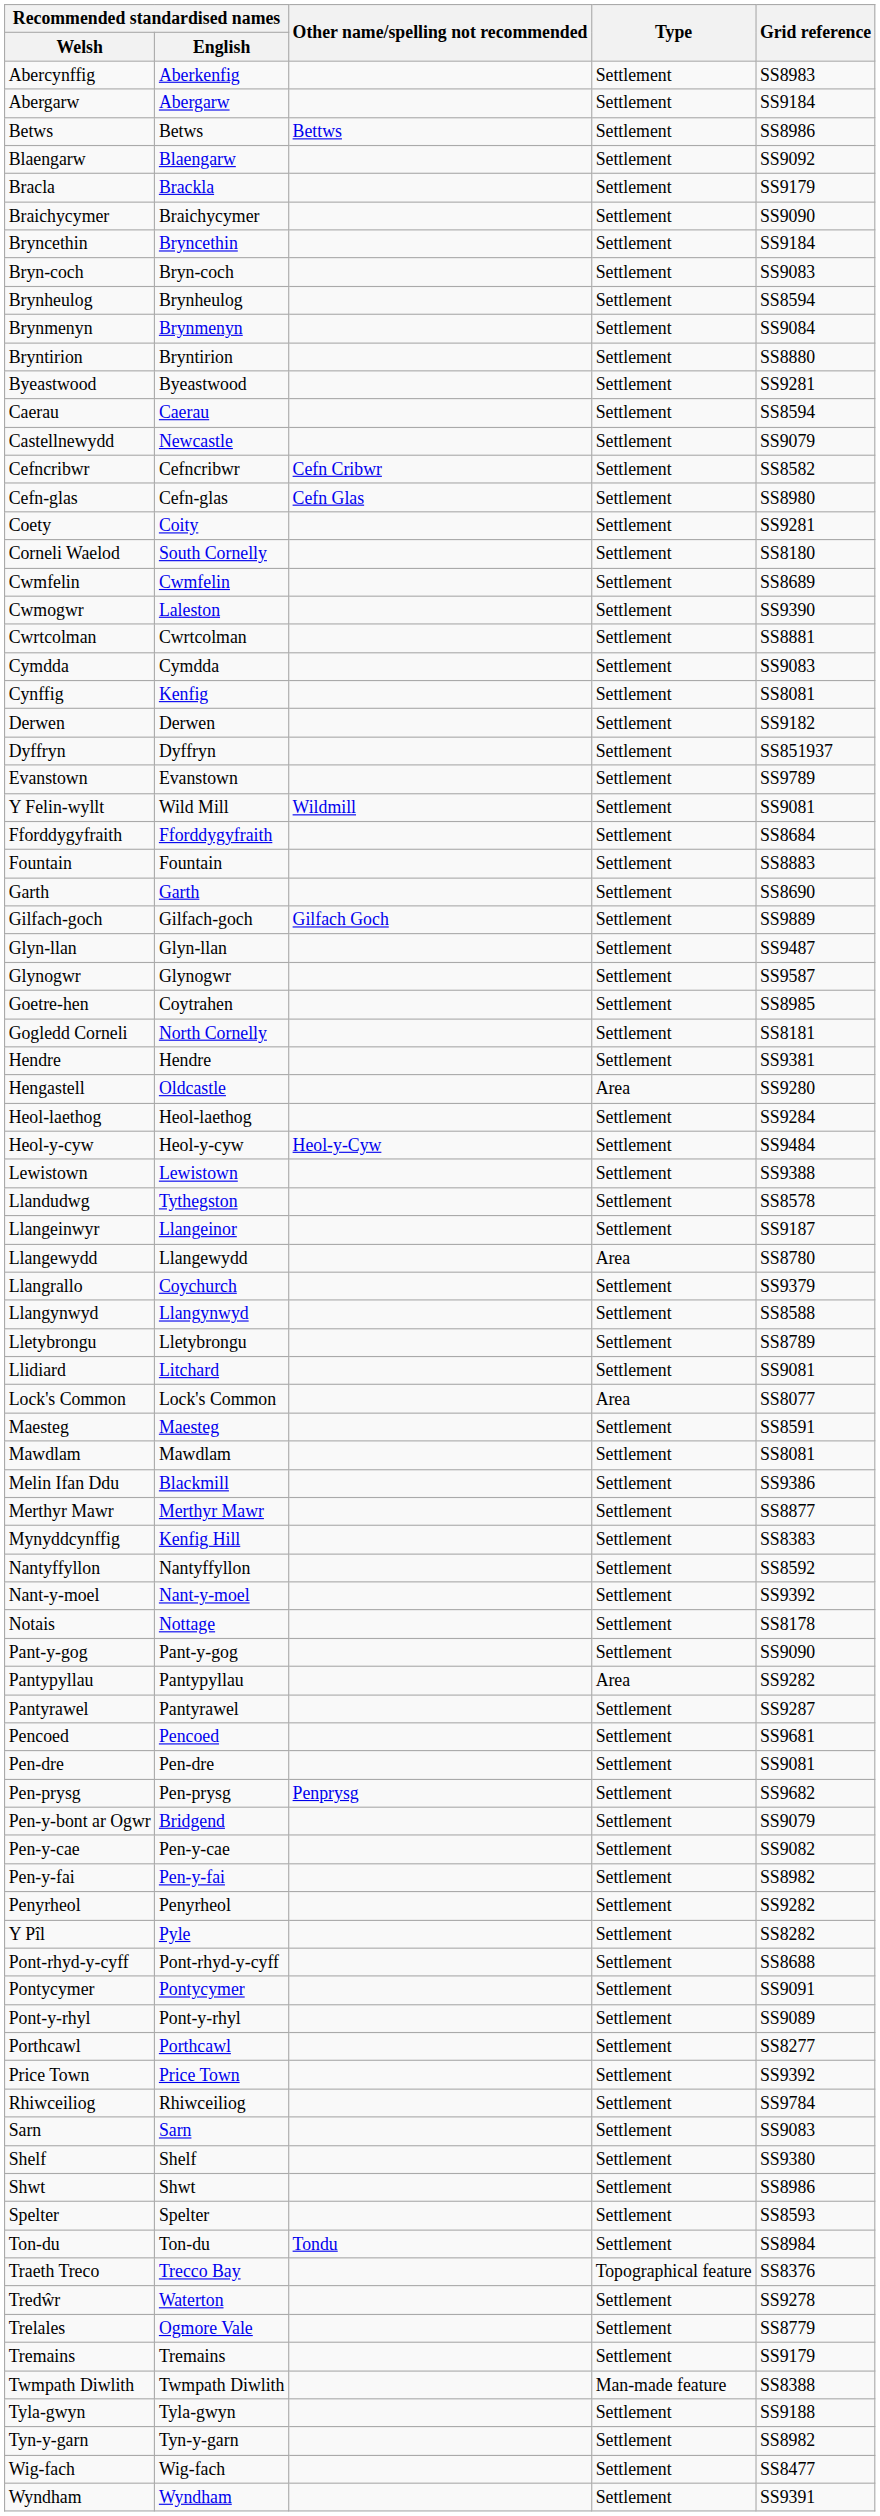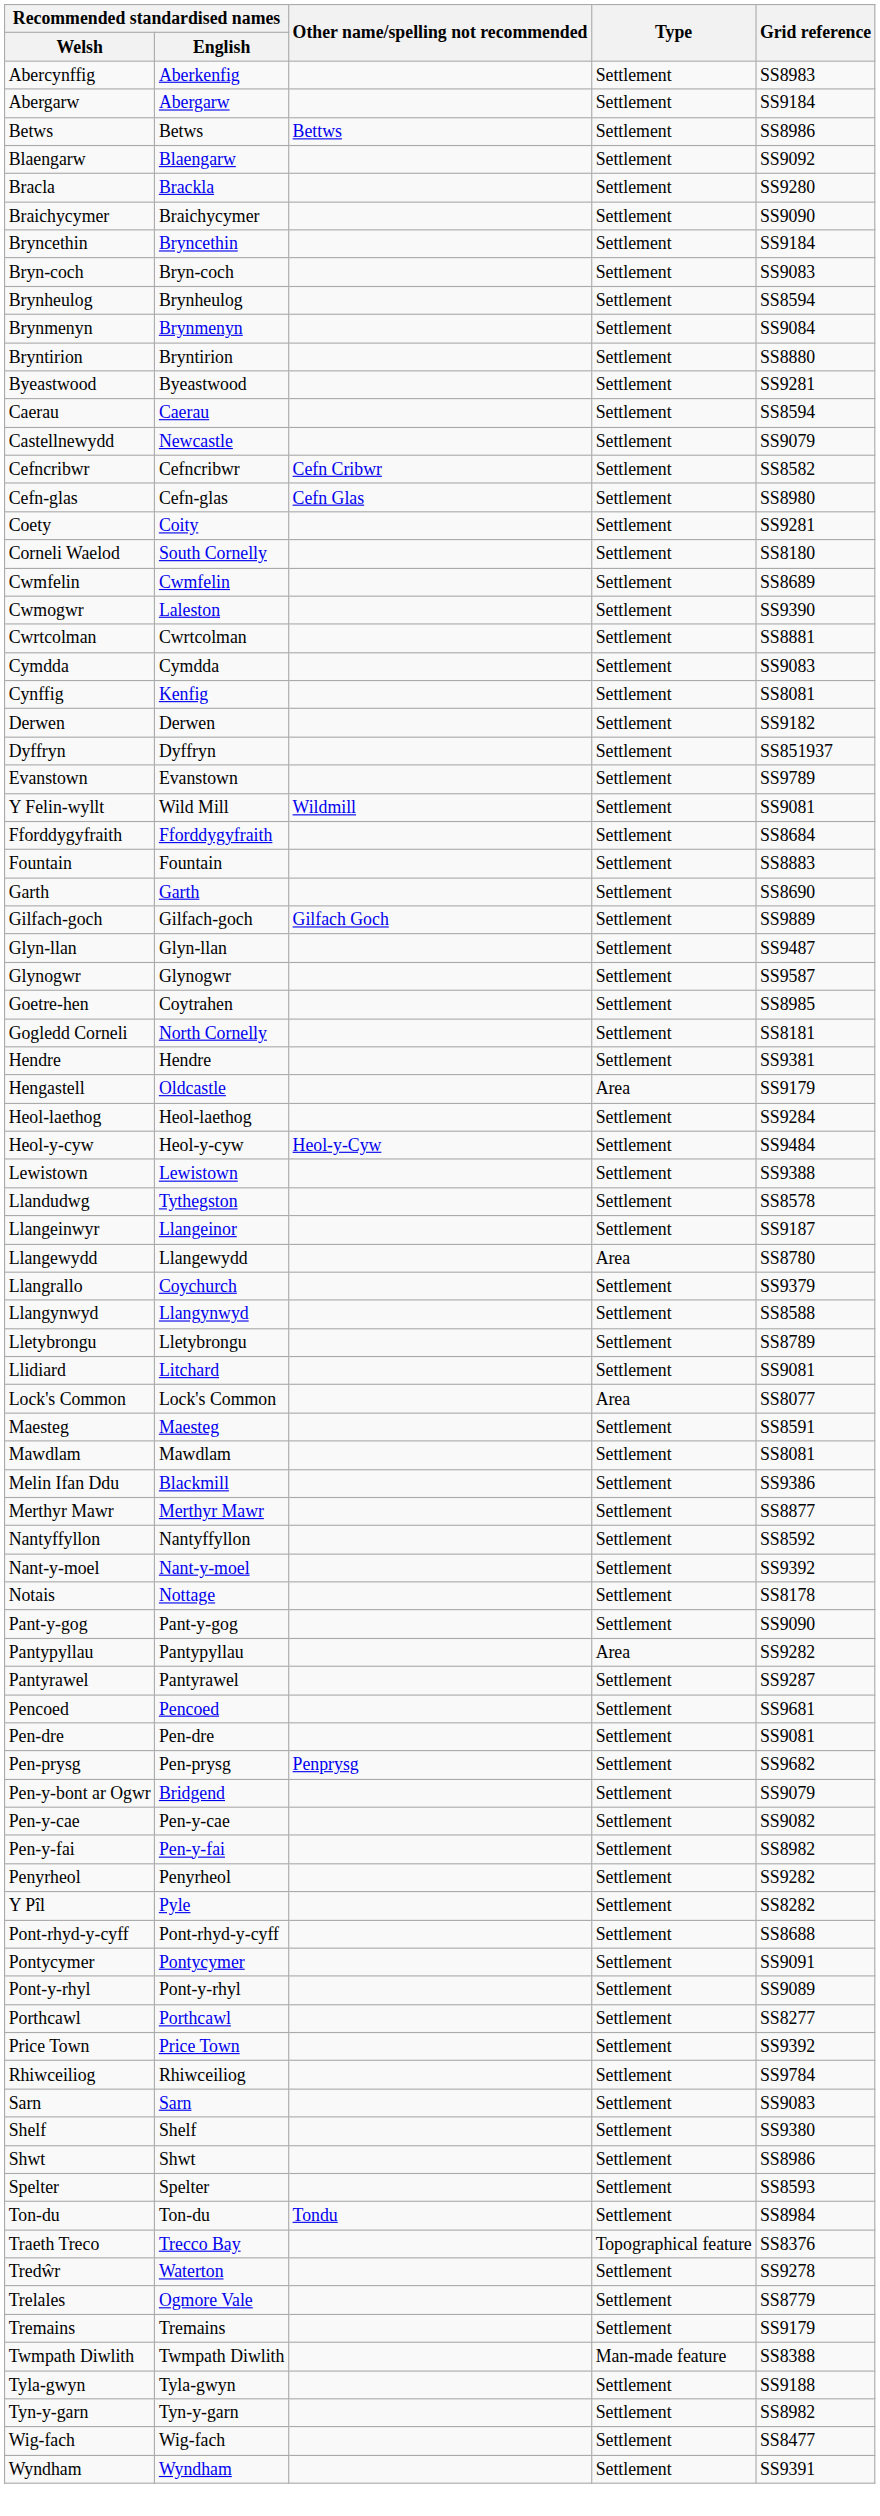(788, 187) SS9179 -> (788, 187) SS9280
(788, 1088) SS9280 -> (788, 1088) SS9179
- row: (64, 1539)
